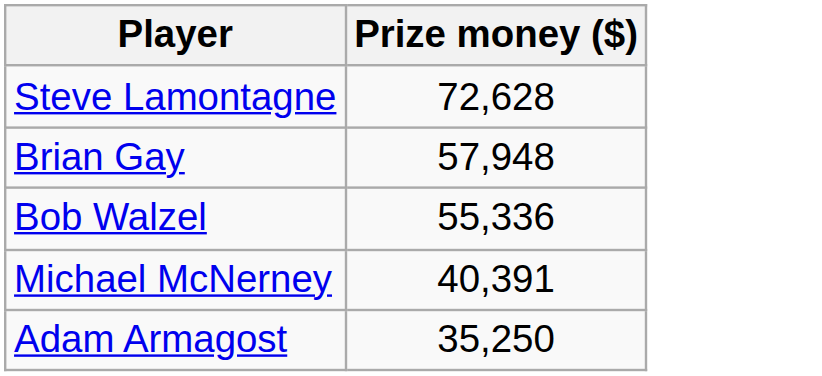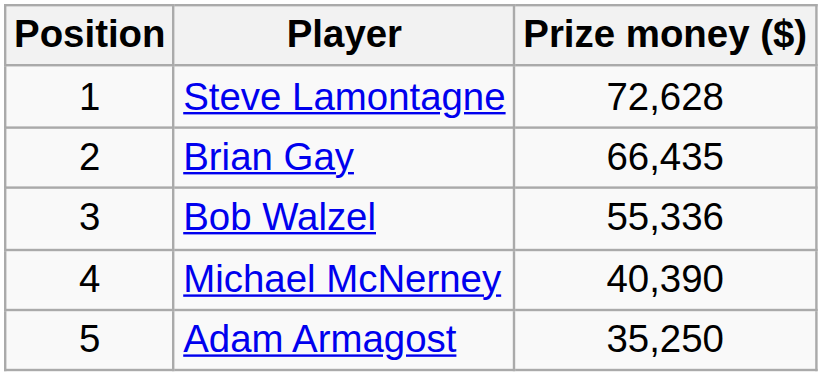+ column: (90, 34)
(496, 156) 57,948 -> (665, 156) 66,435
(496, 278) 40,391 -> (665, 278) 40,390
